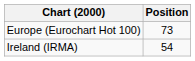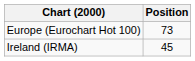(167, 47) 54 -> (167, 47) 45
